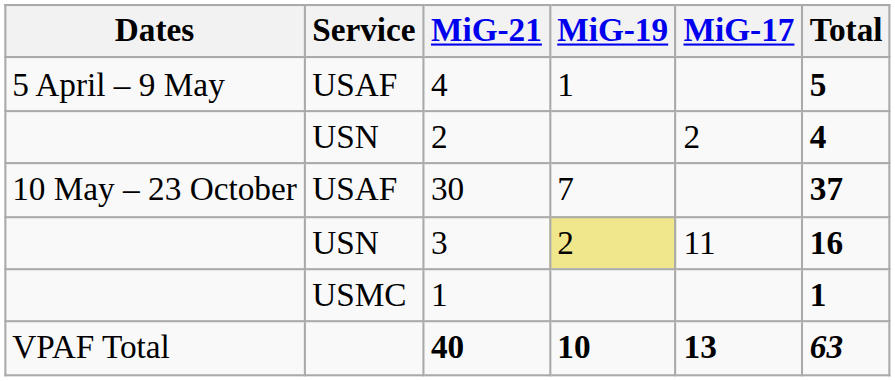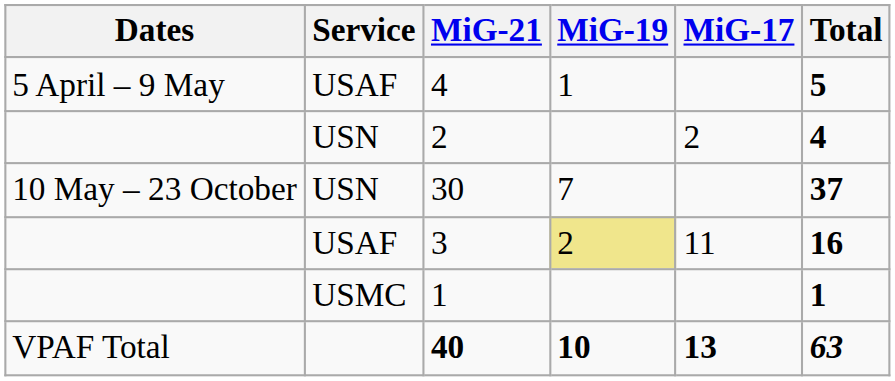(355, 189) USAF -> (345, 189) USN
(345, 242) USN -> (355, 242) USAF
